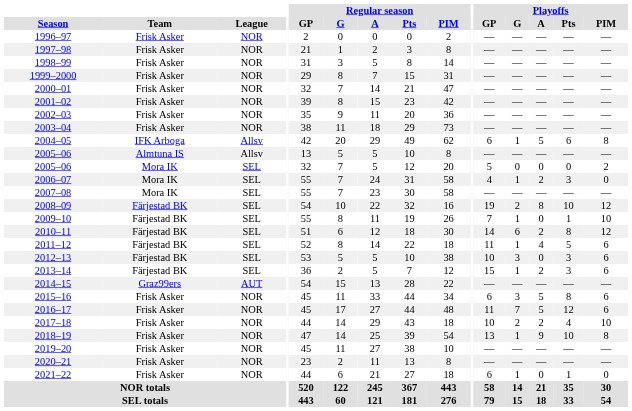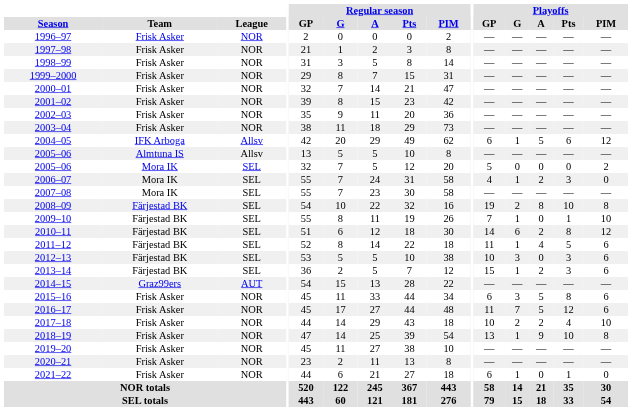(606, 140) 8 -> (606, 140) 12
(606, 205) 12 -> (606, 205) 8
